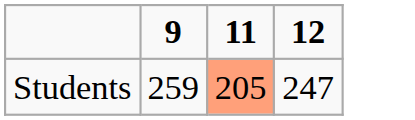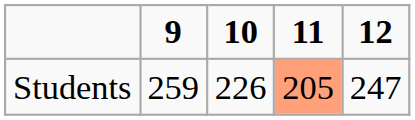+ column: (241, 31)
